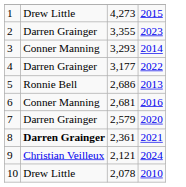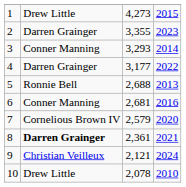(123, 84) 2,686 -> (138, 84) 2,688
(60, 119) Darren Grainger -> (72, 119) Cornelious Brown IV
